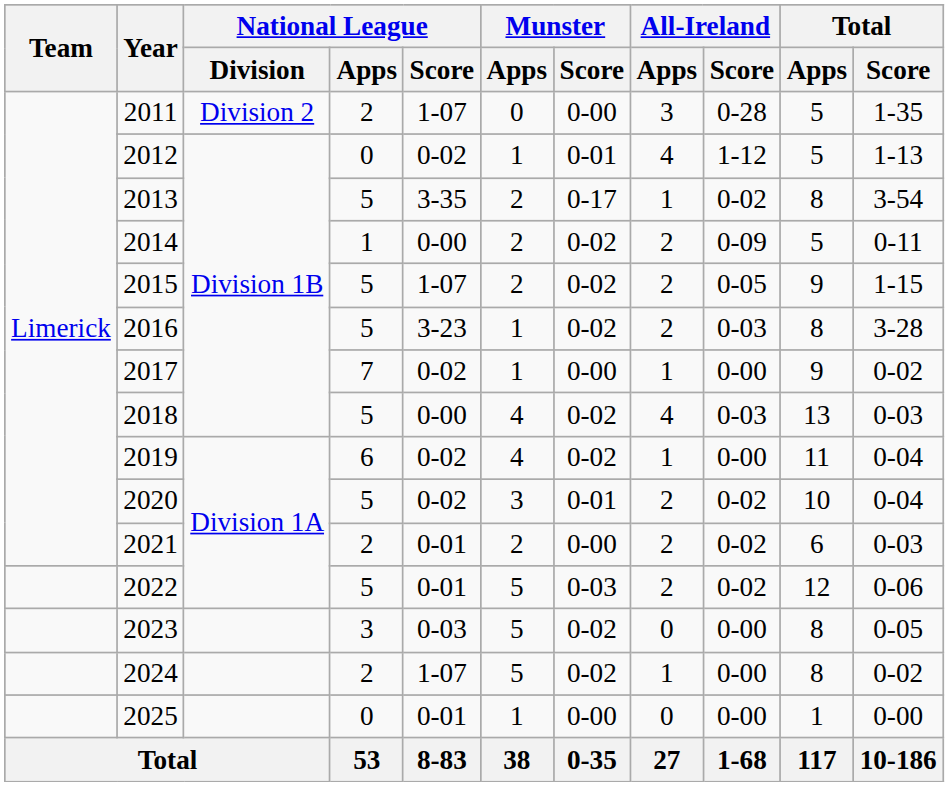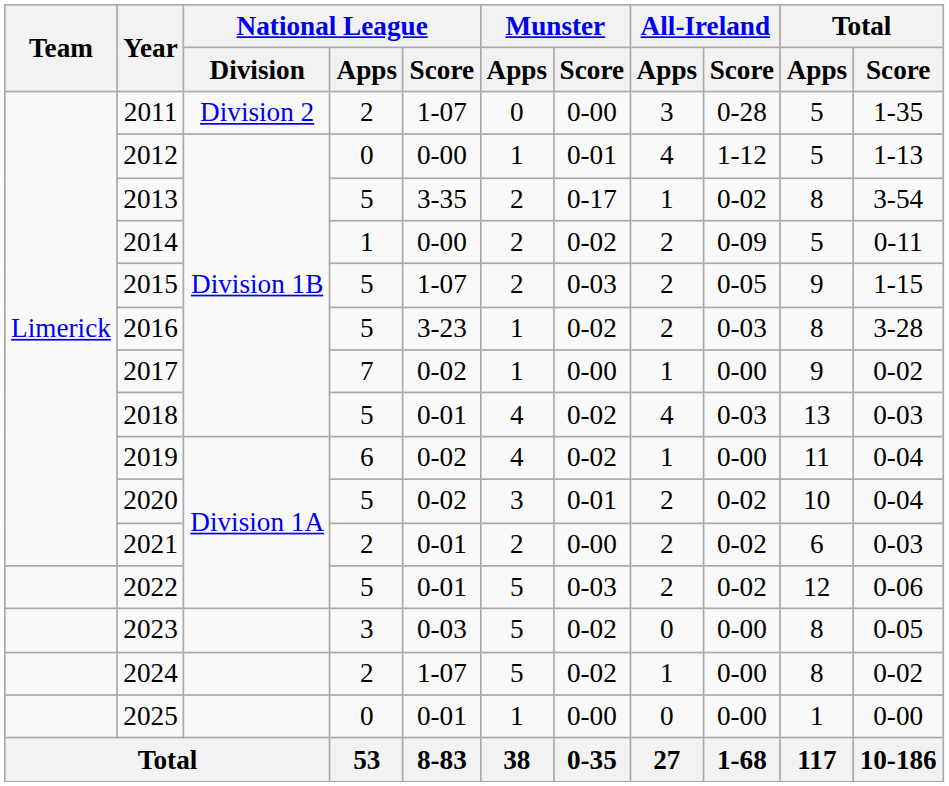(442, 155) 0-02 -> (442, 155) 0-00
(592, 284) 0-02 -> (592, 284) 0-03
(442, 414) 0-00 -> (442, 414) 0-01
